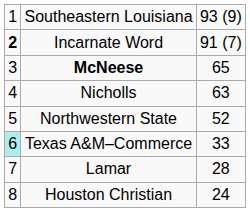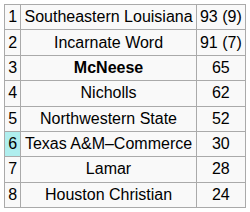(13, 42) bold -> (13, 42) normal
(221, 93) 63 -> (221, 93) 62
(221, 144) 33 -> (221, 144) 30
